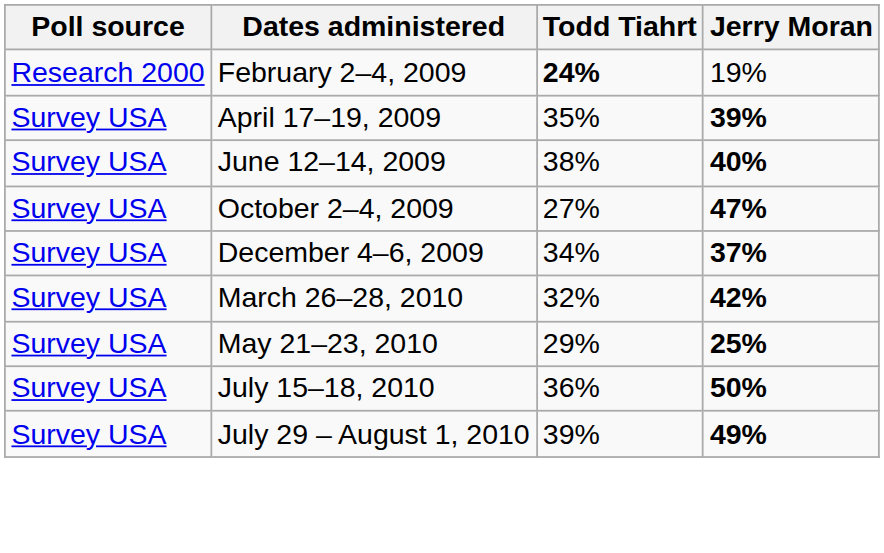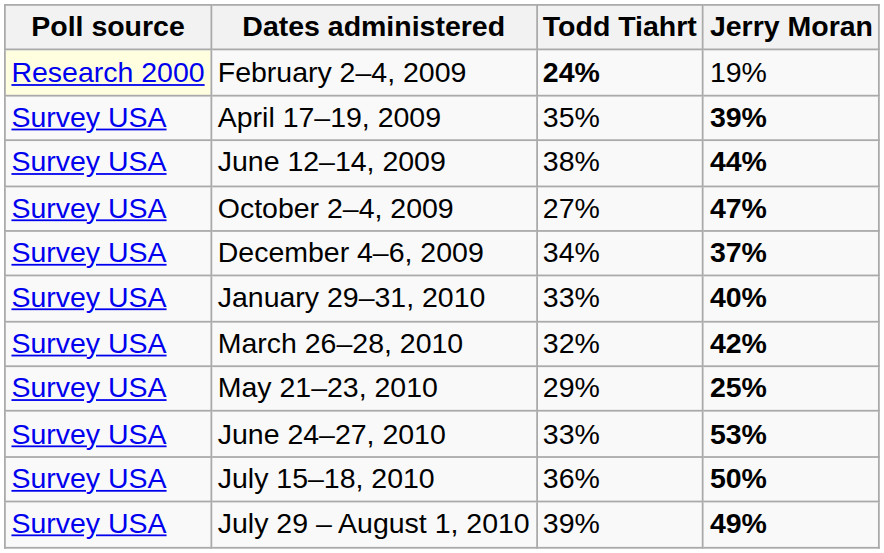(108, 72) no background -> (108, 72) lightyellow background
(738, 162) 40% -> (738, 162) 44%
+ row: (352, 298)
+ row: (332, 433)
